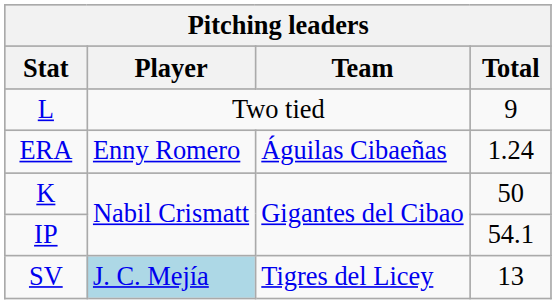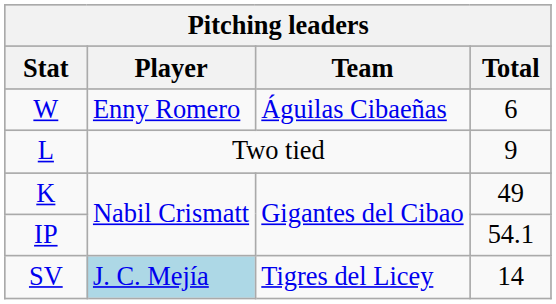+ row: (46, 109)
- row: (46, 151)
(511, 192) 50 -> (511, 192) 49
(511, 276) 13 -> (511, 276) 14
